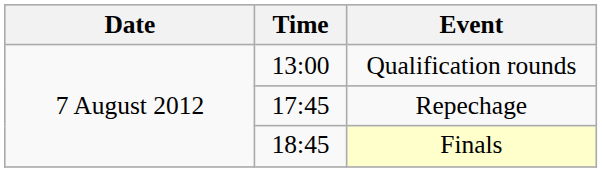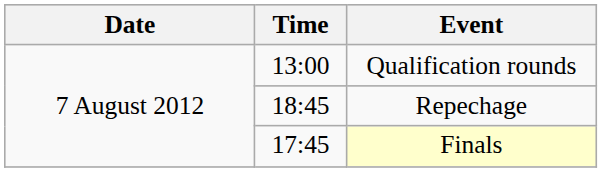(301, 105) 17:45 -> (301, 105) 18:45
(301, 145) 18:45 -> (301, 145) 17:45
